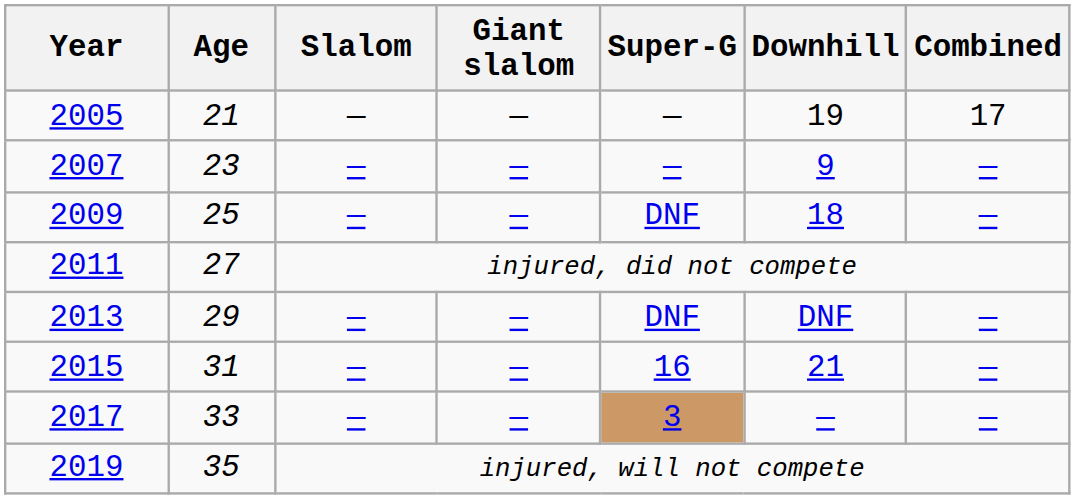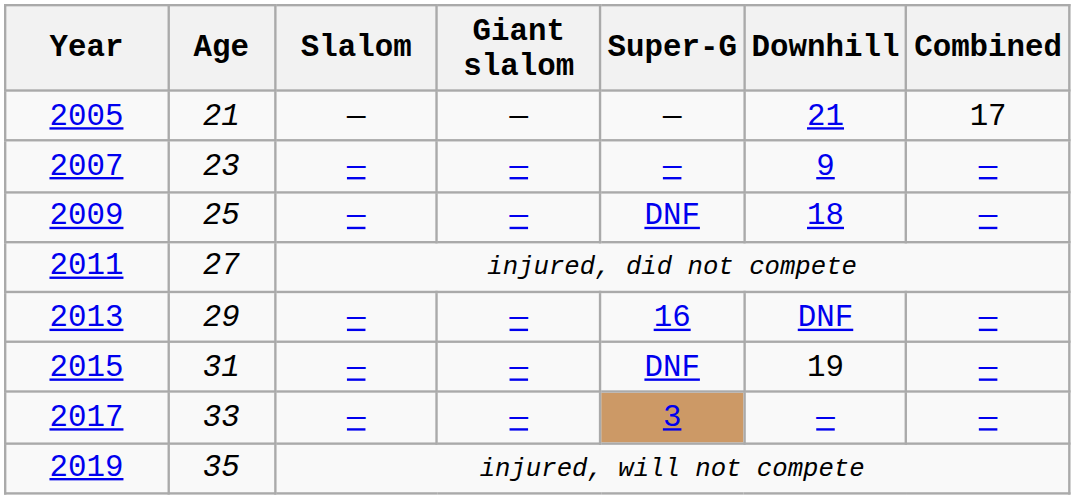(826, 116) 19 -> (826, 116) 21
(672, 317) DNF -> (672, 317) 16
(672, 367) 16 -> (672, 367) DNF
(826, 367) 21 -> (826, 367) 19
